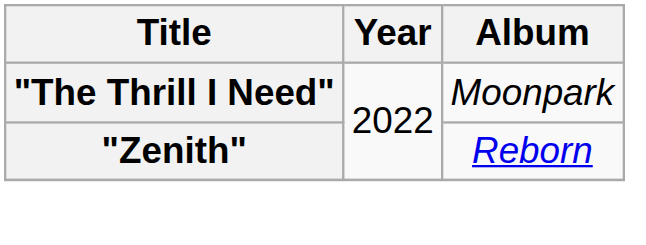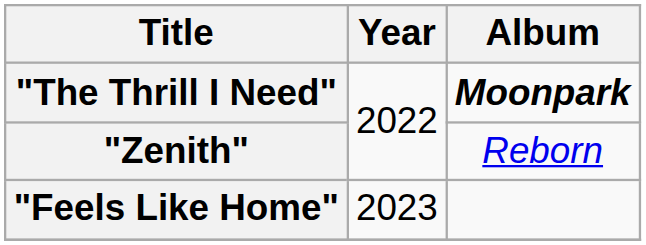(532, 92) normal -> (543, 92) bold
+ row: (176, 208)
